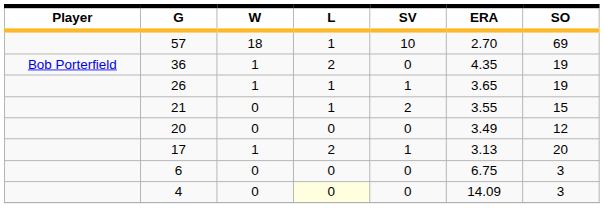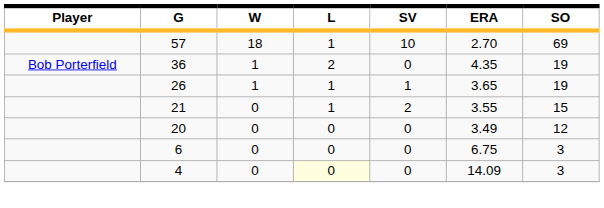- row: (178, 149)
